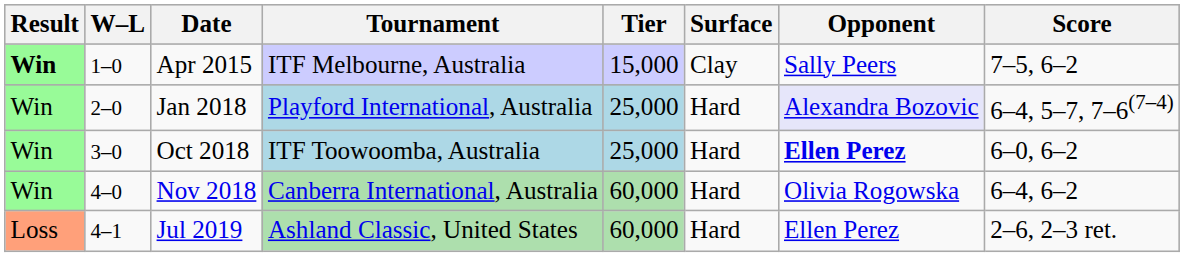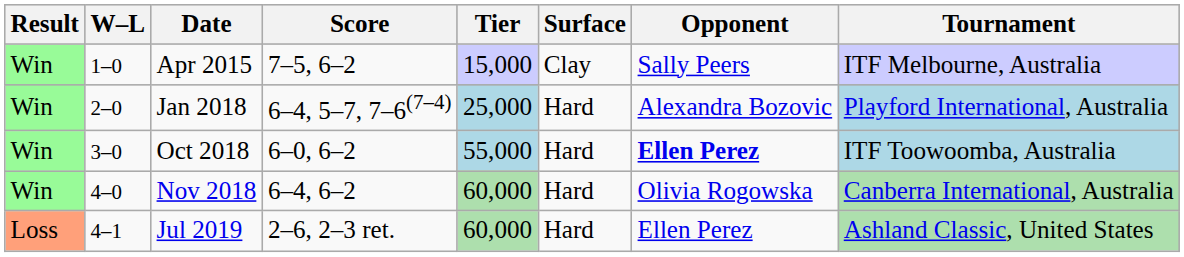columns swapped: (433, 24) <-> (1082, 24)
(33, 64) bold -> (32, 64) normal
(881, 107) lavender background -> (735, 107) no background
(644, 150) 25,000 -> (498, 150) 55,000
